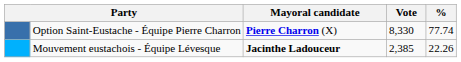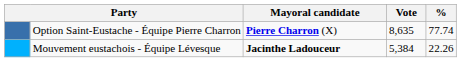(401, 30) 8,330 -> (401, 30) 8,635
(401, 48) 2,385 -> (401, 48) 5,384
